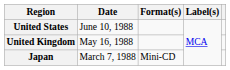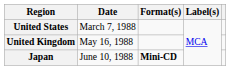(106, 27) June 10, 1988 -> (108, 27) March 7, 1988
(108, 57) March 7, 1988 -> (106, 57) June 10, 1988
(158, 57) normal -> (159, 57) bold
